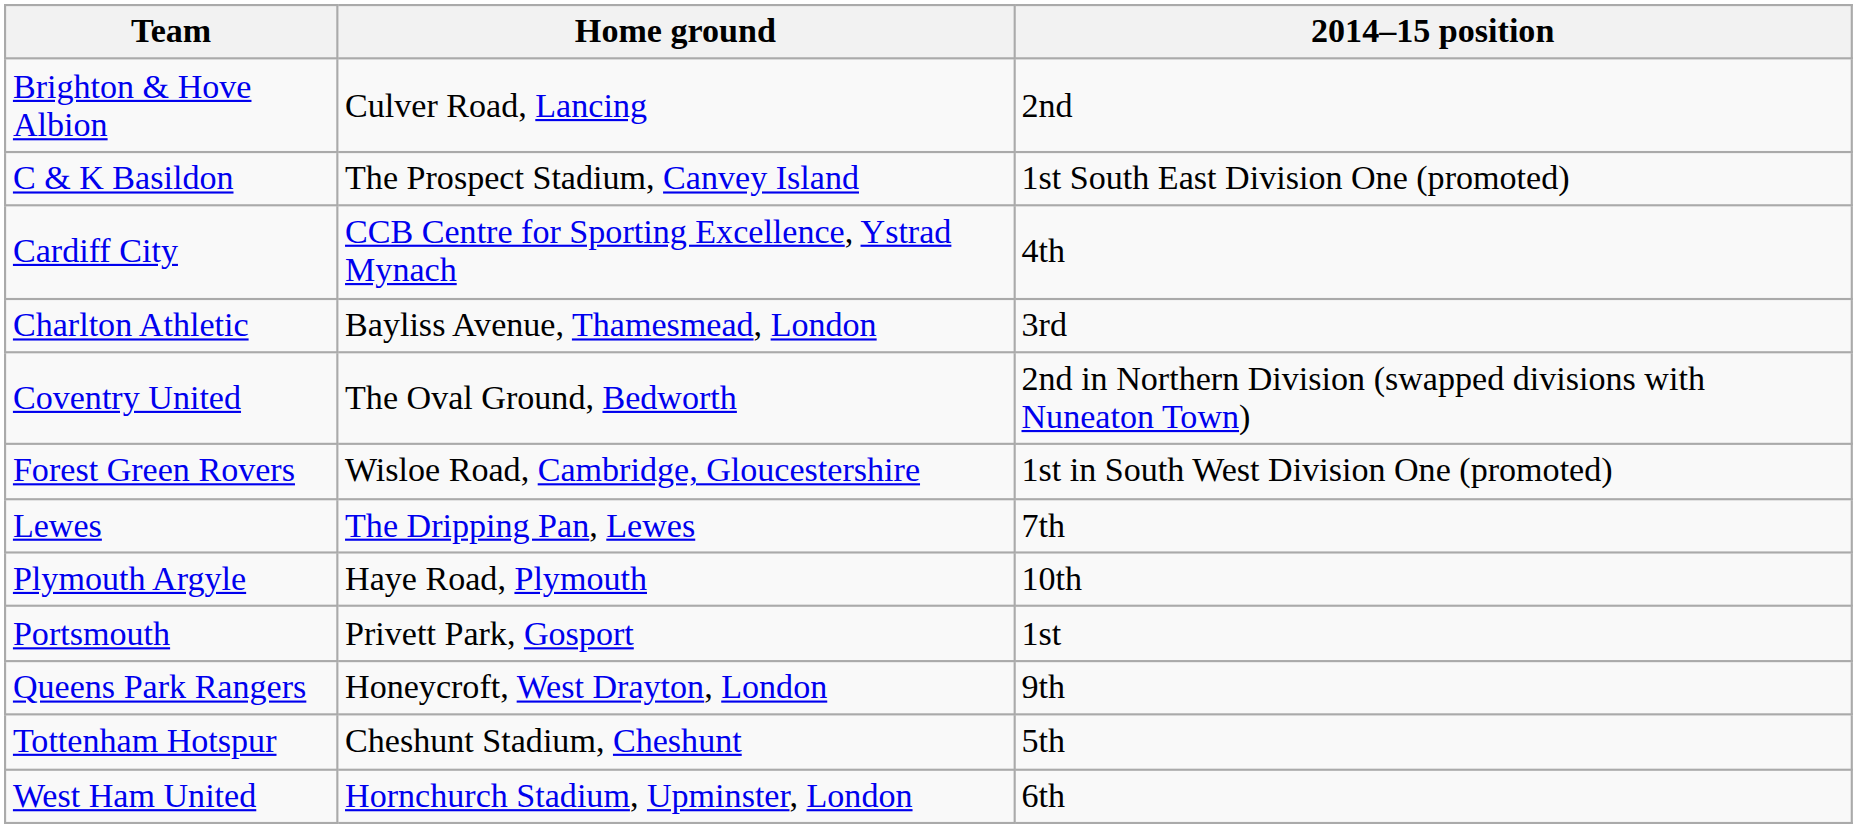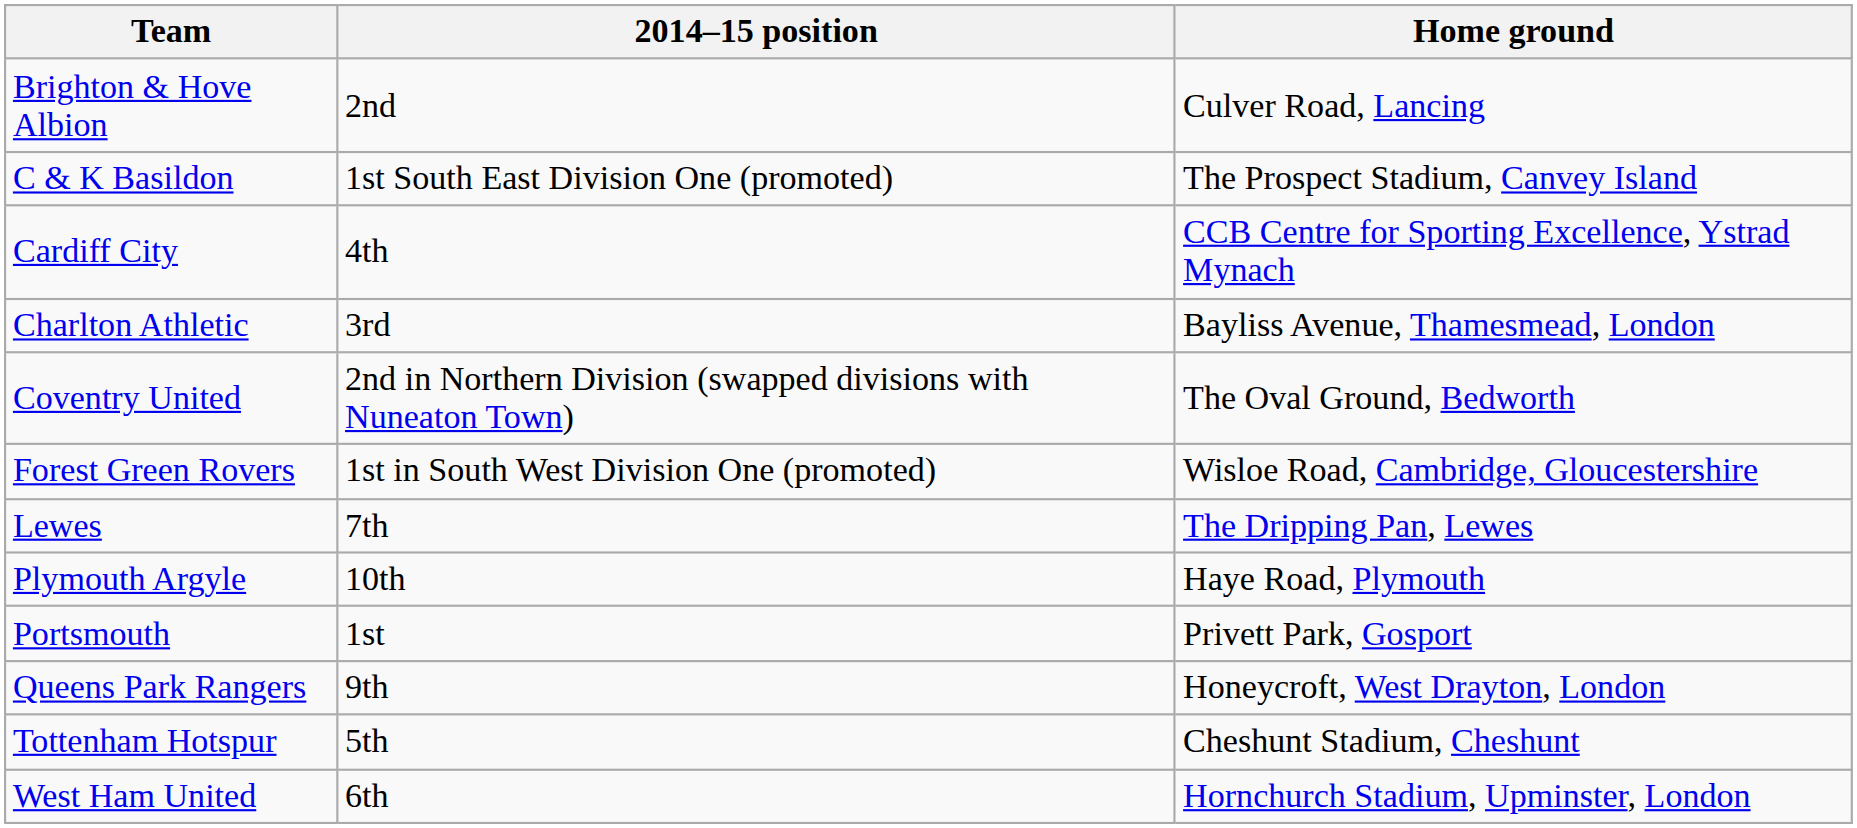columns swapped: (675, 31) <-> (1433, 31)
